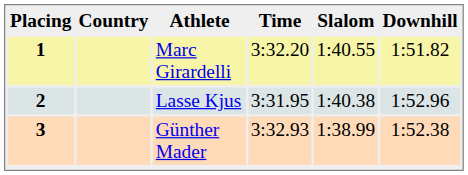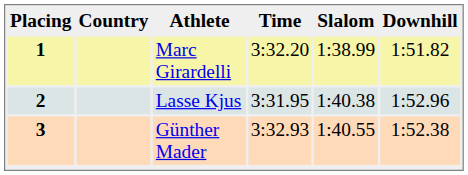(346, 49) 1:40.55 -> (346, 49) 1:38.99
(346, 129) 1:38.99 -> (346, 129) 1:40.55
